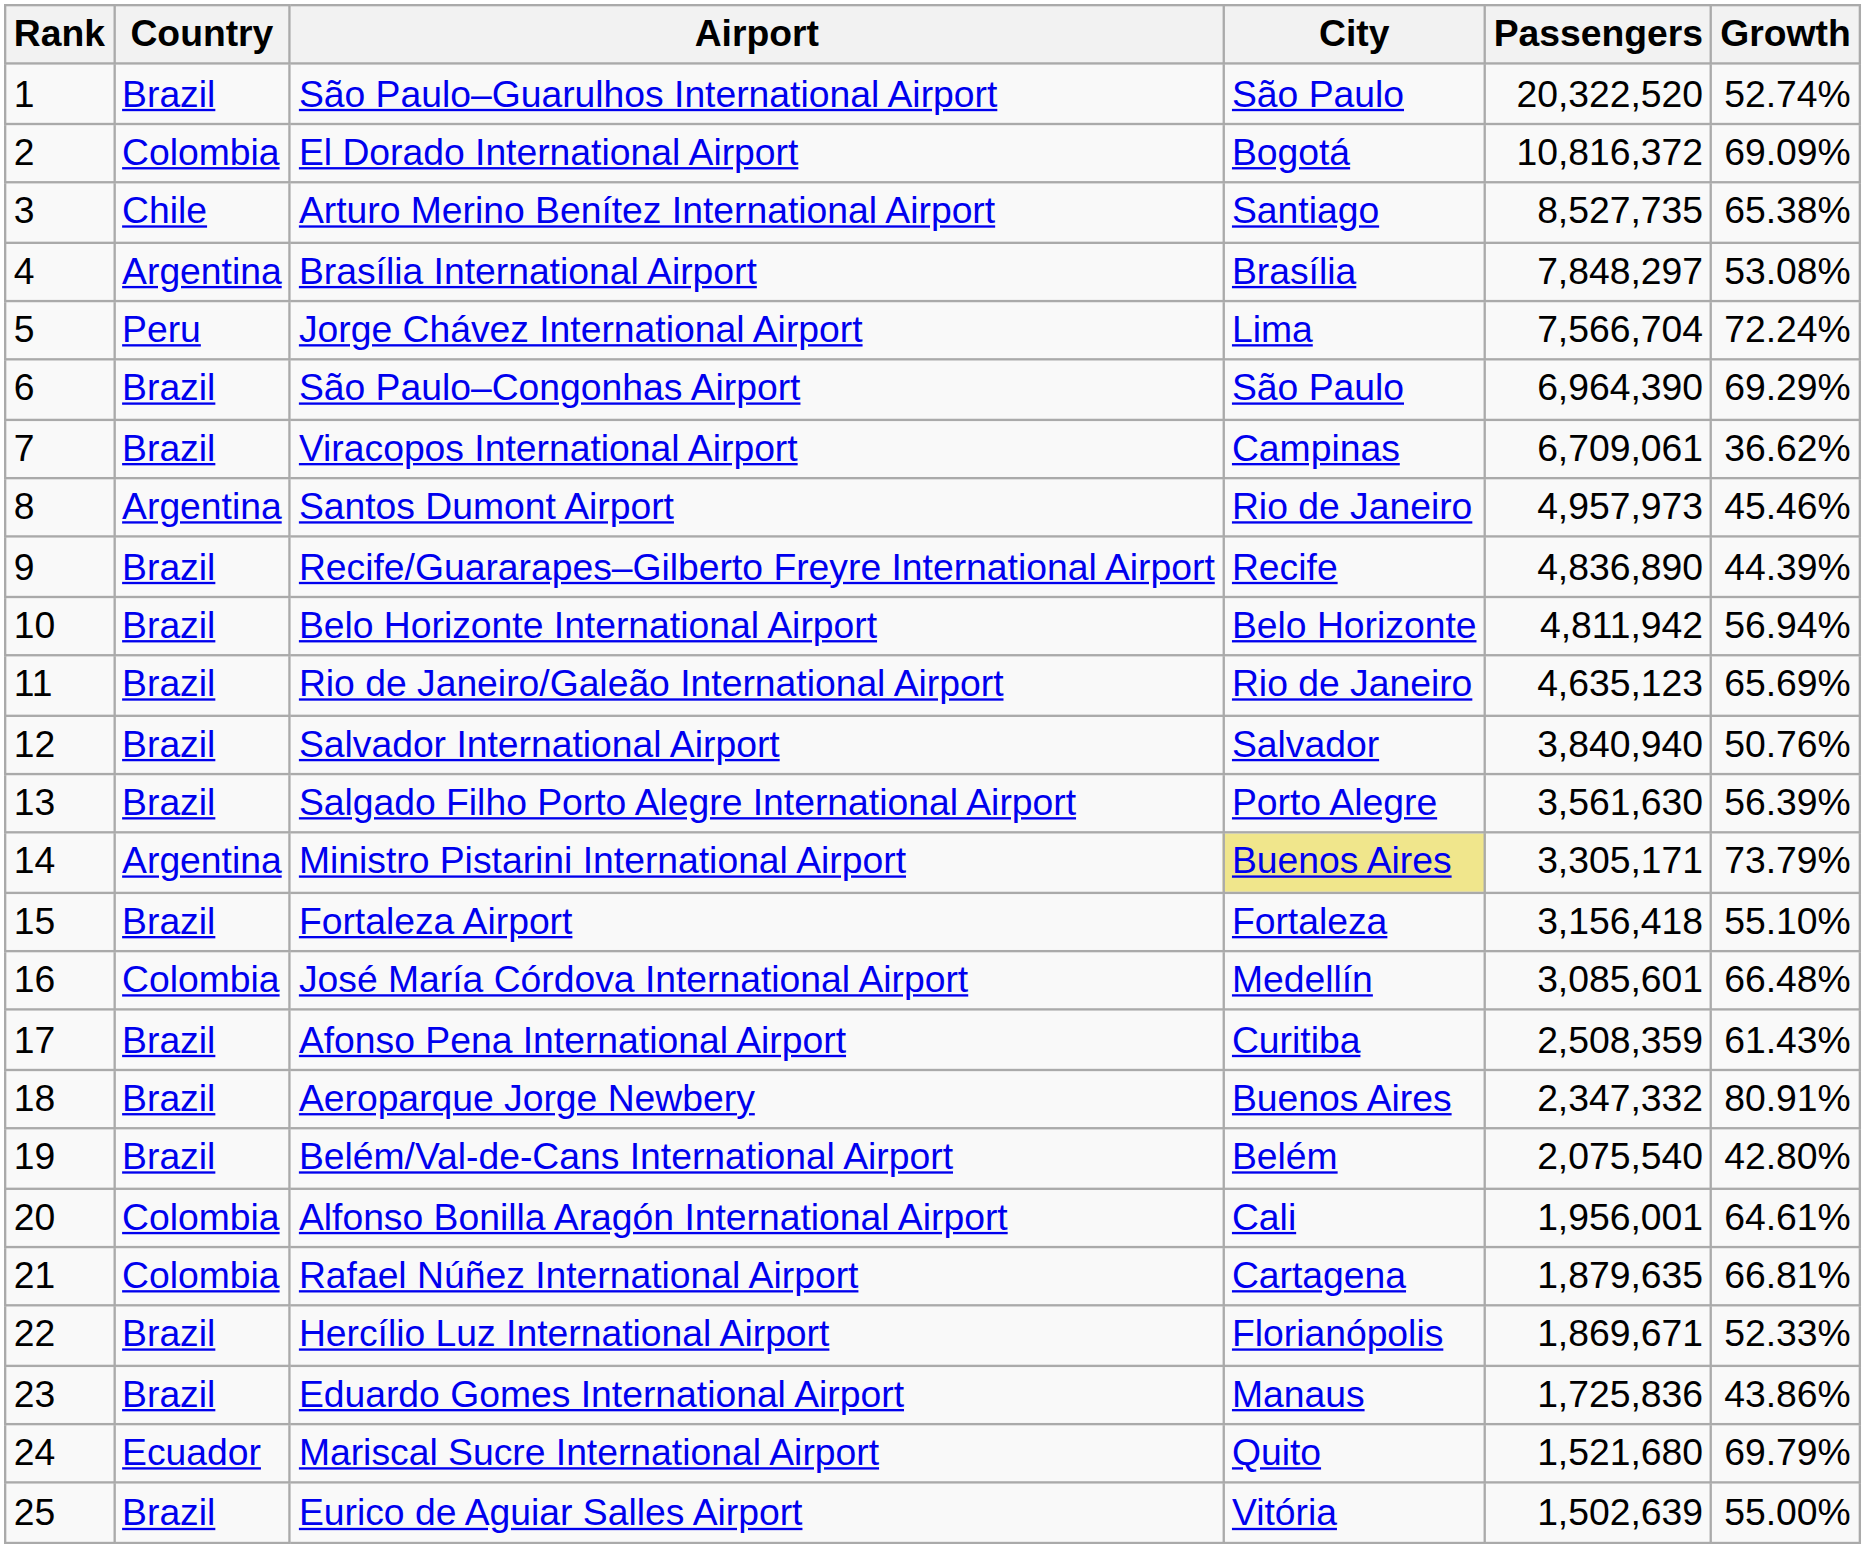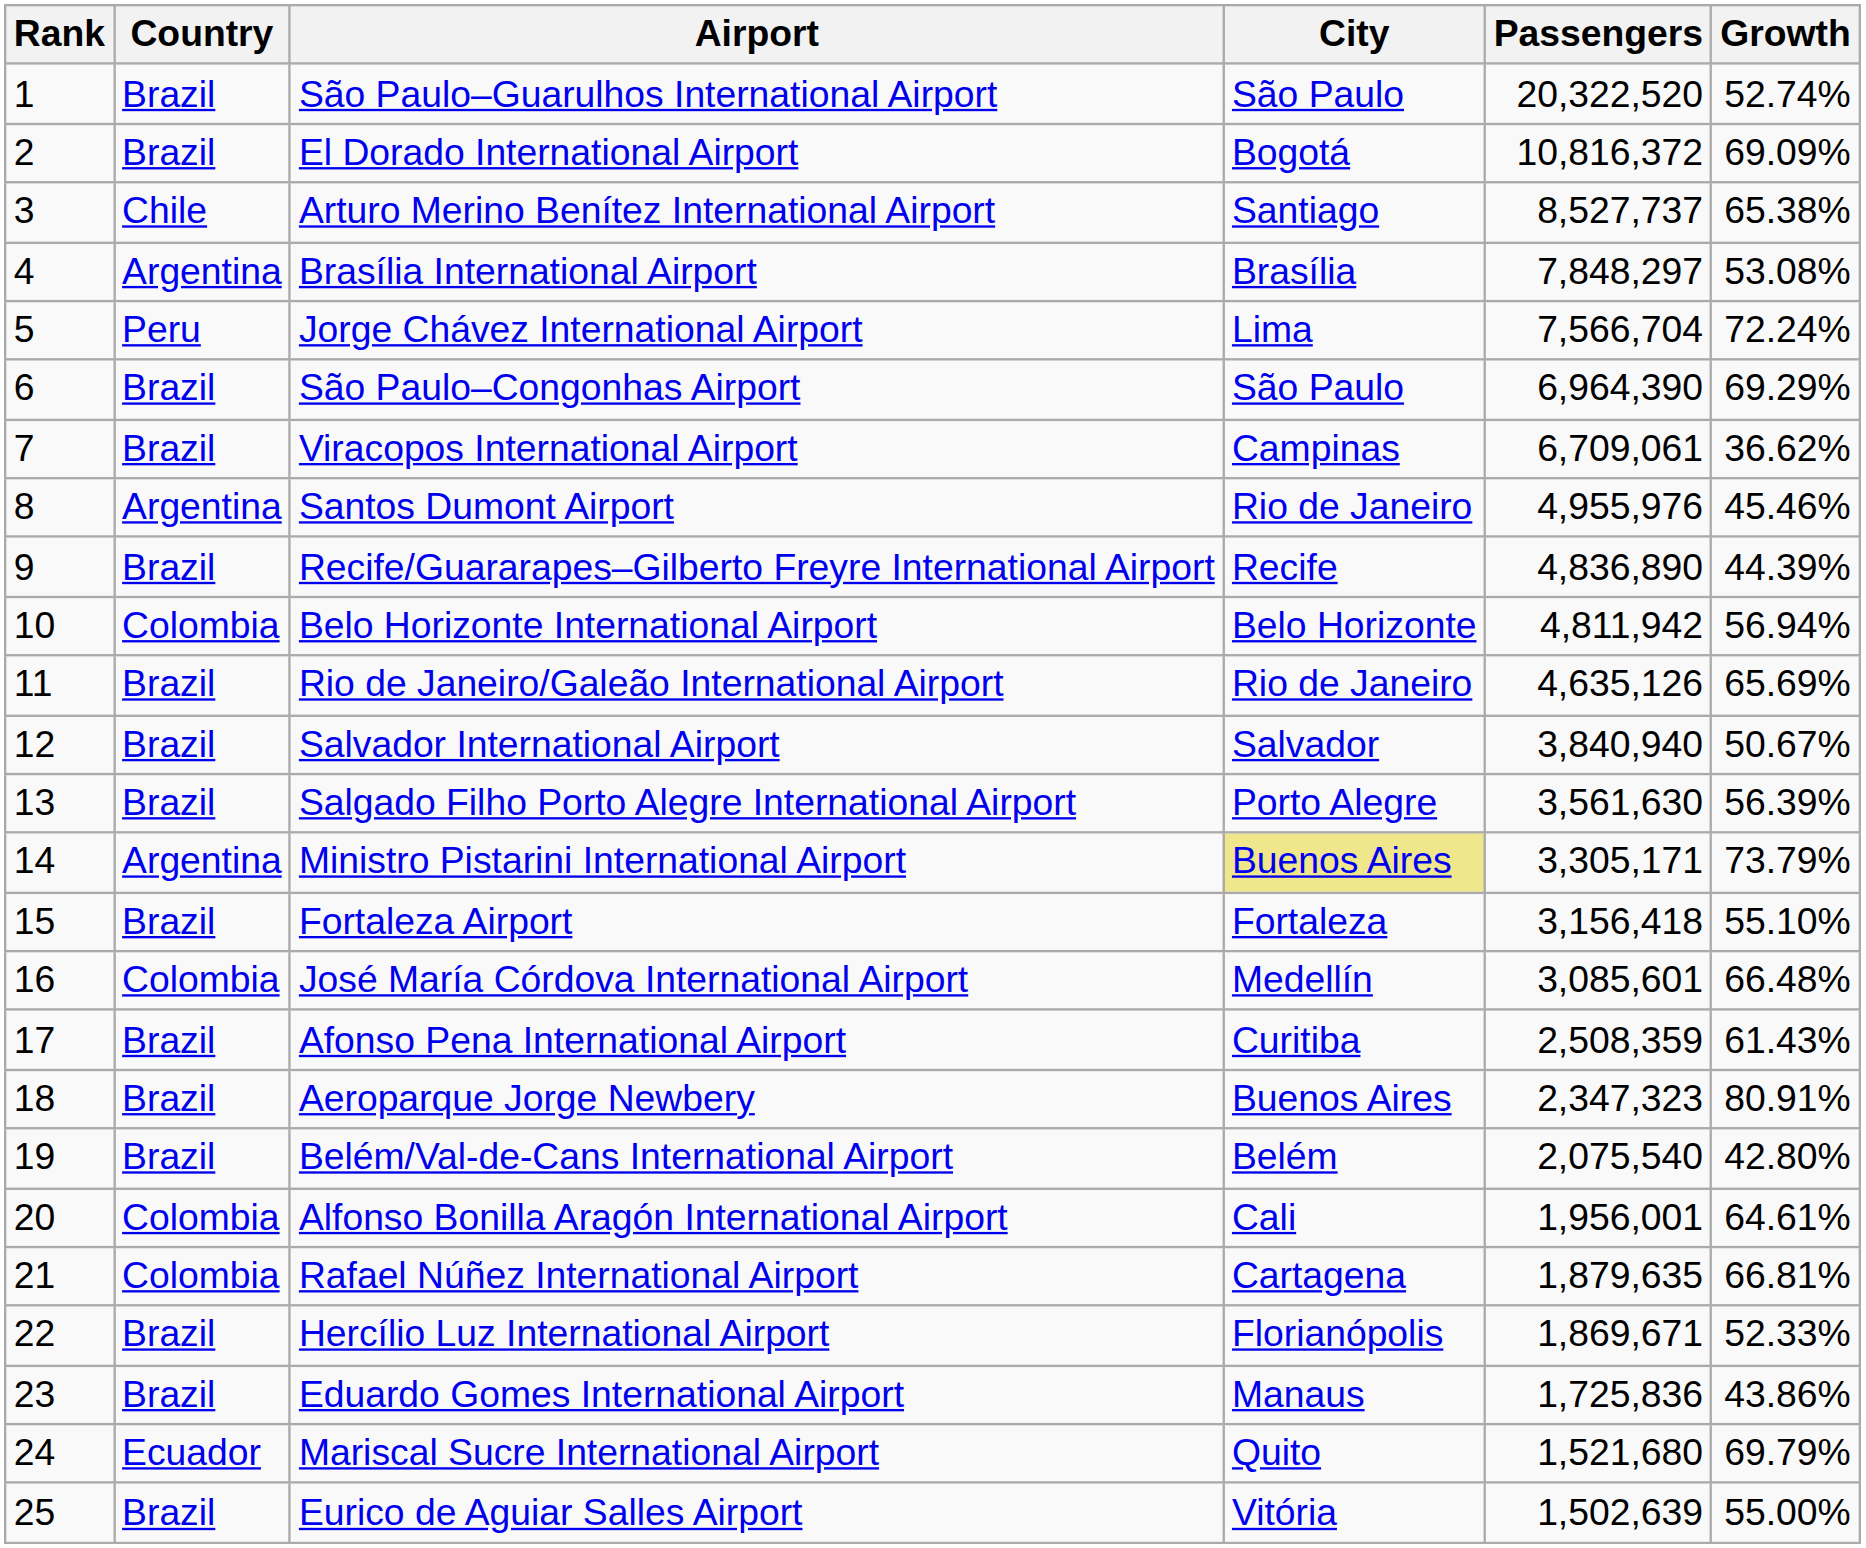(201, 152) Colombia -> (169, 152) Brazil
(1620, 211) 8,527,735 -> (1620, 211) 8,527,737
(1620, 507) 4,957,973 -> (1620, 507) 4,955,976
(169, 625) Brazil -> (201, 625) Colombia
(1620, 684) 4,635,123 -> (1620, 684) 4,635,126
(1787, 743) 50.76% -> (1787, 743) 50.67%
(1620, 1098) 2,347,332 -> (1620, 1098) 2,347,323
